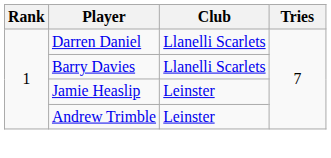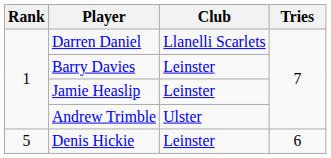(214, 66) Llanelli Scarlets -> (189, 66) Leinster
(189, 116) Leinster -> (182, 116) Ulster
+ row: (93, 141)
